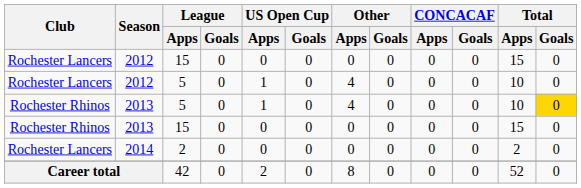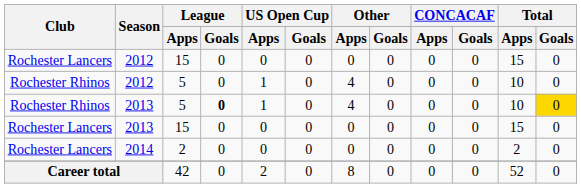(60, 82) Rochester Lancers -> (60, 82) Rochester Rhinos
(222, 104) normal -> (222, 104) bold
(60, 127) Rochester Rhinos -> (60, 127) Rochester Lancers
